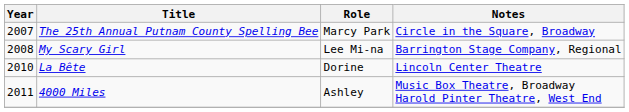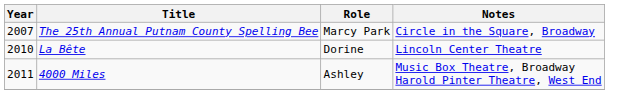- row: (82, 49)
